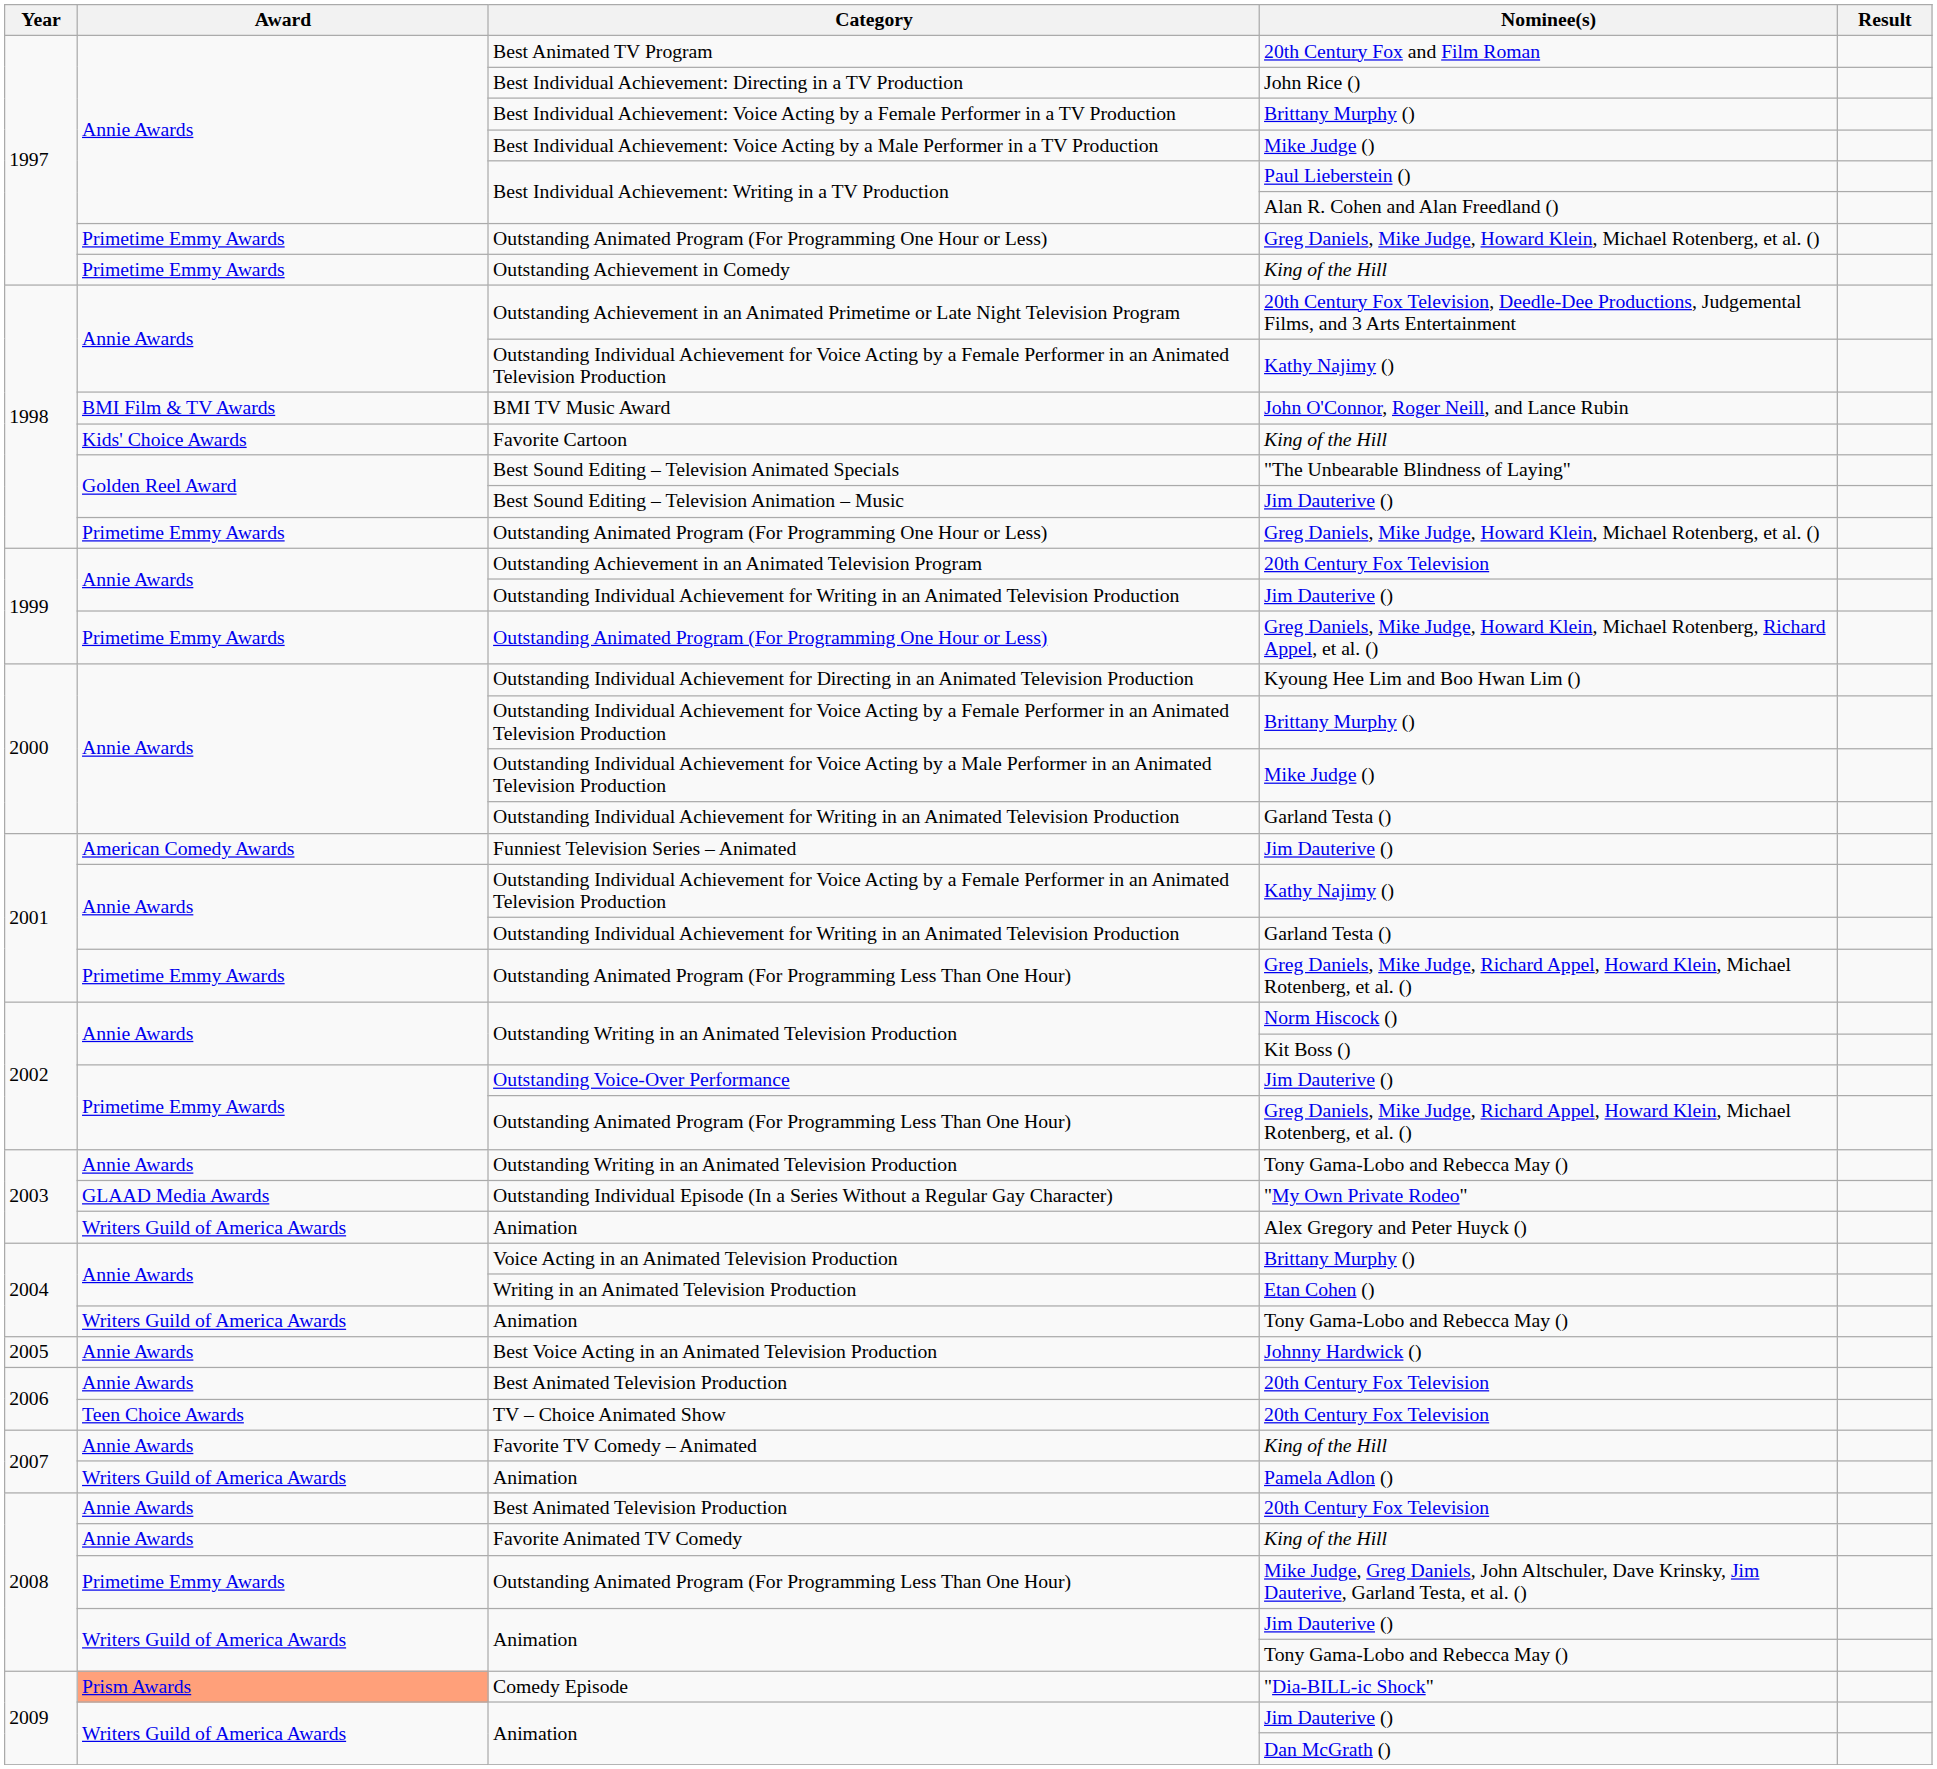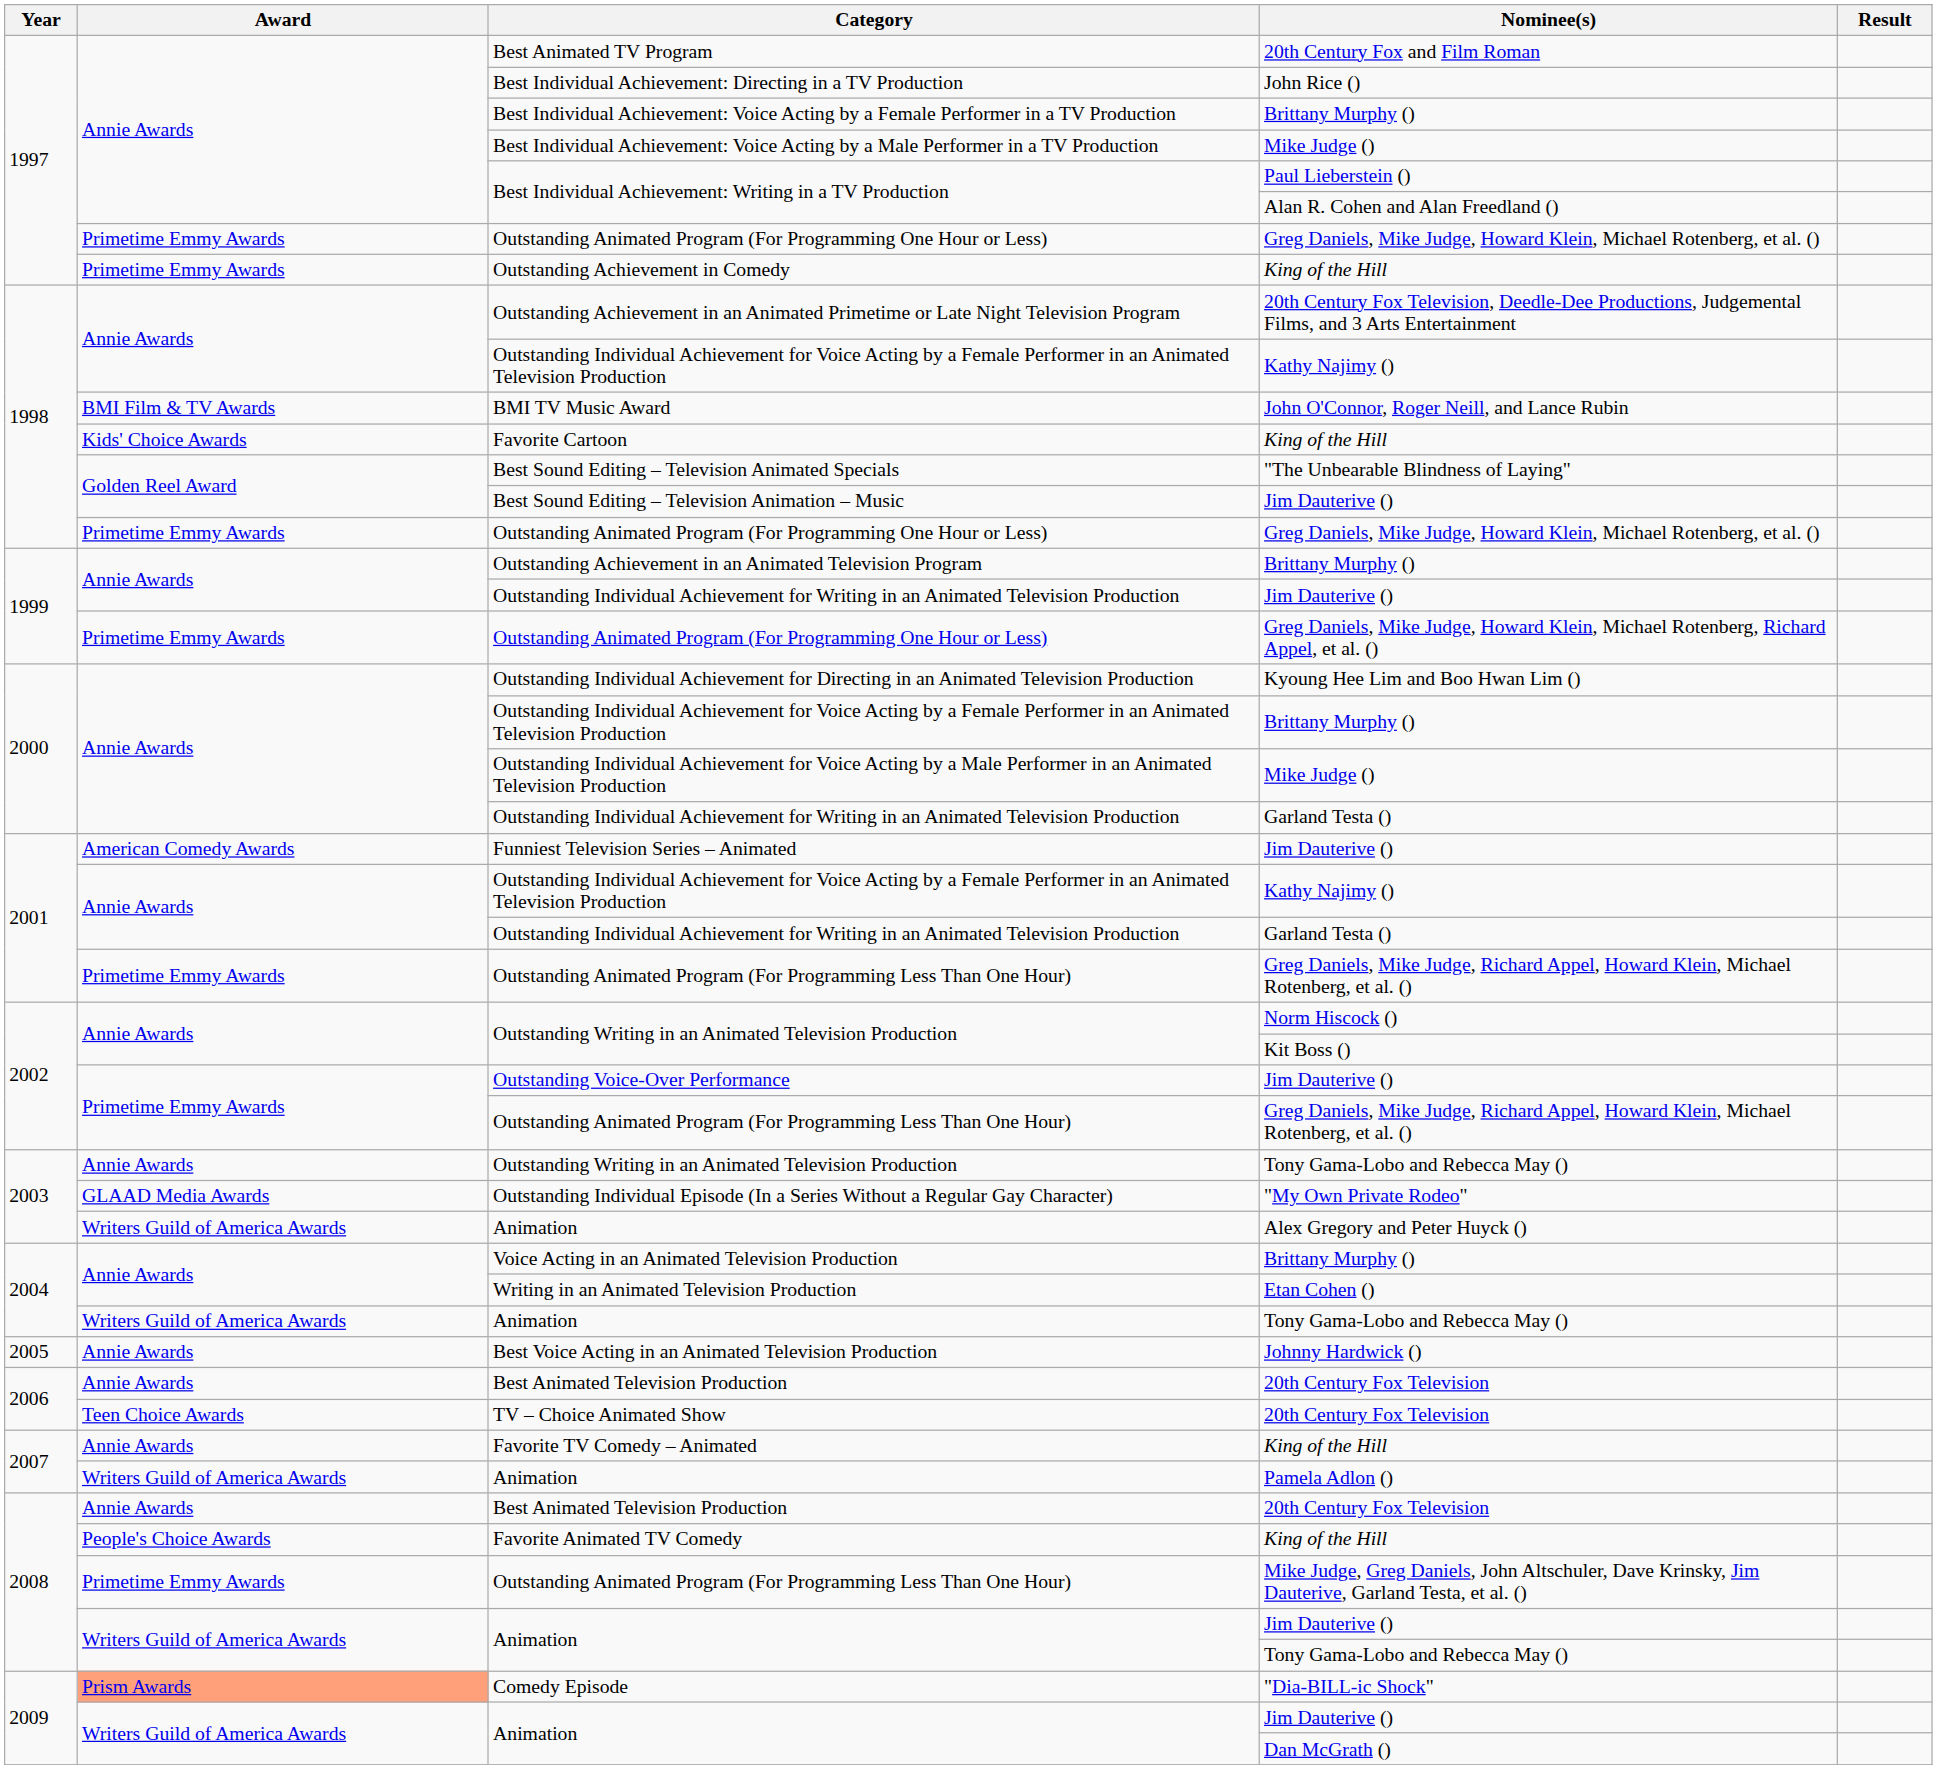(1377, 563) 20th Century Fox Television -> (1339, 563) Brittany Murphy ()
(138, 1539) Annie Awards -> (176, 1539) People's Choice Awards
